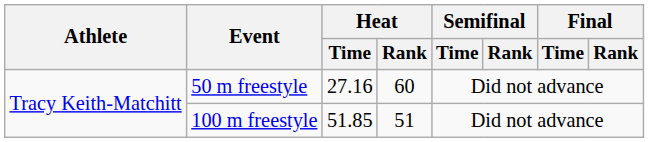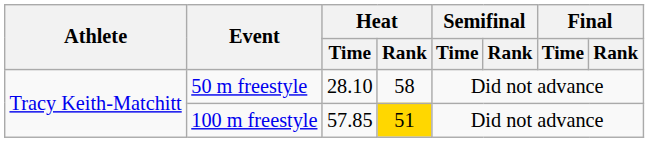(350, 86) 27.16 -> (350, 86) 28.10
(404, 86) 60 -> (404, 86) 58
(350, 120) 51.85 -> (350, 120) 57.85
(404, 120) no background -> (404, 120) gold background
